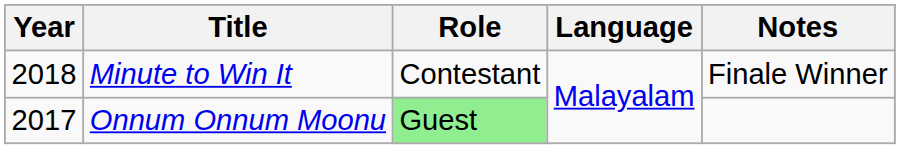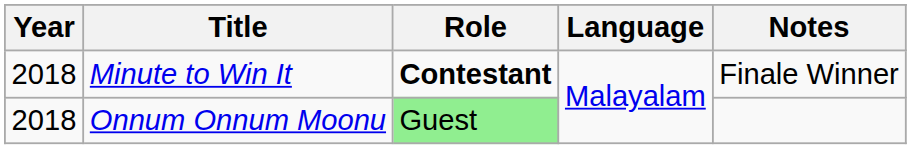(470, 73) normal -> (475, 73) bold
(44, 119) 2017 -> (44, 119) 2018
